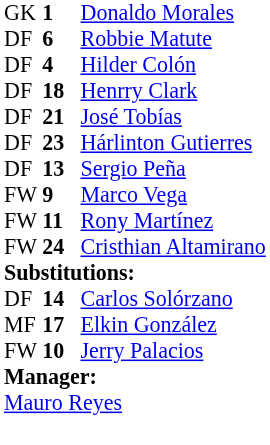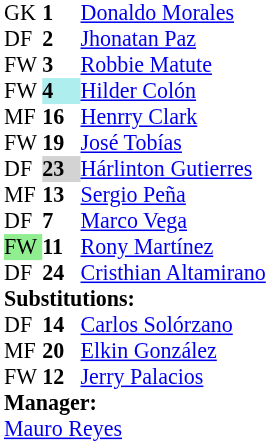+ row: (138, 38)
(18, 38) DF -> (21, 64) FW
(48, 38) 6 -> (48, 64) 3
(18, 64) DF -> (21, 90) FW
(48, 64) no background -> (48, 90) paleturquoise background
(18, 90) DF -> (20, 116) MF
(53, 90) 18 -> (53, 116) 16
(18, 116) DF -> (21, 142) FW
(53, 116) 21 -> (53, 142) 19
(53, 142) no background -> (53, 168) lightgrey background
(18, 168) DF -> (20, 194) MF
(21, 194) FW -> (18, 220) DF
(48, 194) 9 -> (48, 220) 7
(21, 220) no background -> (21, 246) lightgreen background
(21, 246) FW -> (18, 272) DF
(53, 324) 17 -> (53, 350) 20
(53, 350) 10 -> (53, 376) 12
